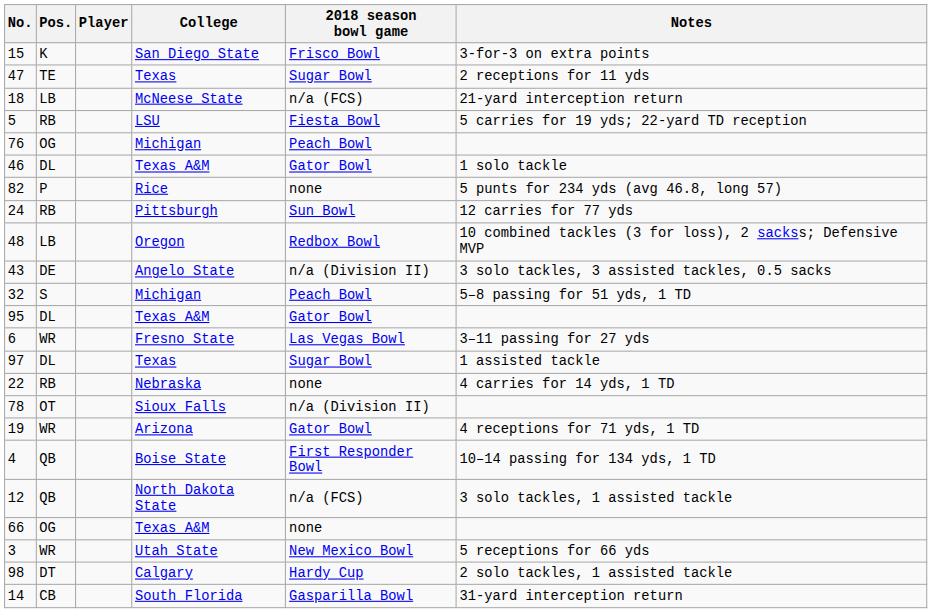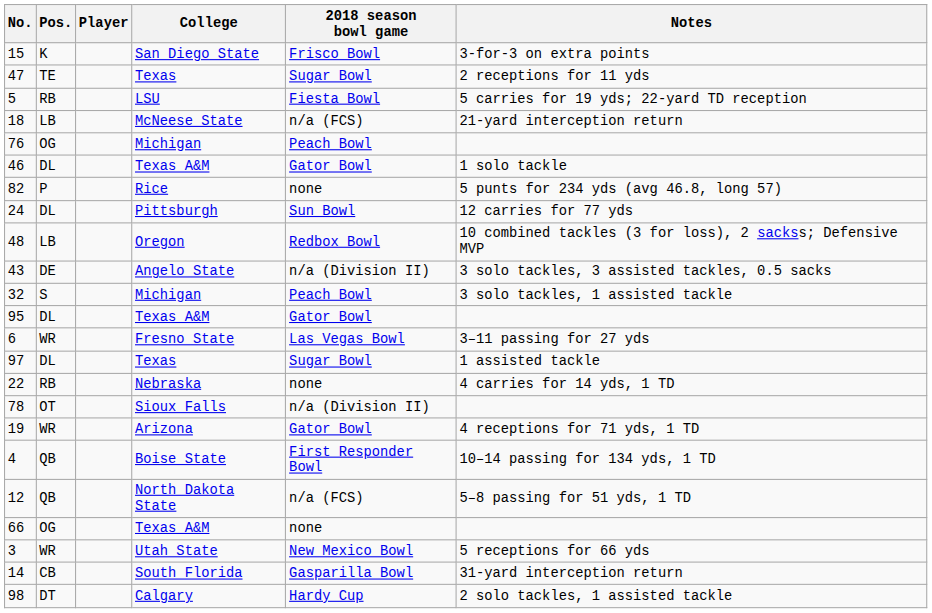rows swapped: (16, 99) <-> (12, 121)
(47, 211) RB -> (47, 211) DL
(575, 295) 5–8 passing for 51 yds, 1 TD -> (596, 295) 3 solo tackles, 1 assisted tackle
(596, 498) 3 solo tackles, 1 assisted tackle -> (575, 498) 5–8 passing for 51 yds, 1 TD
rows swapped: (16, 573) <-> (16, 596)
